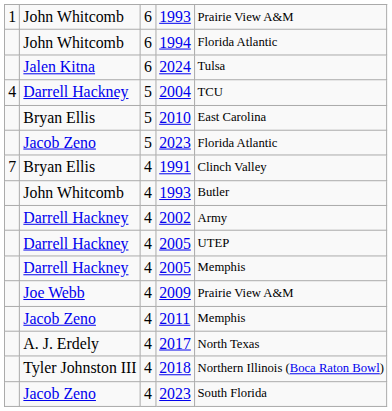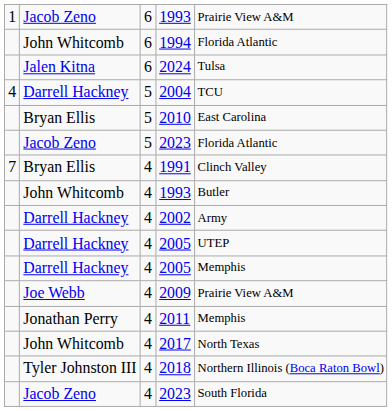(74, 17) John Whitcomb -> (60, 17) Jacob Zeno
(60, 318) Jacob Zeno -> (71, 318) Jonathan Perry
(61, 343) A. J. Erdely -> (74, 343) John Whitcomb
